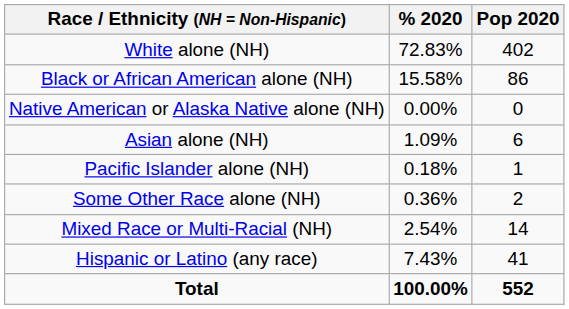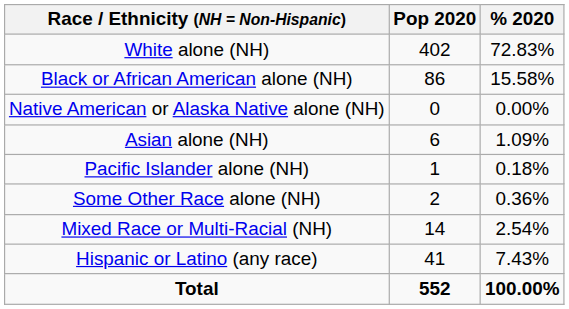columns swapped: (518, 19) <-> (431, 19)
